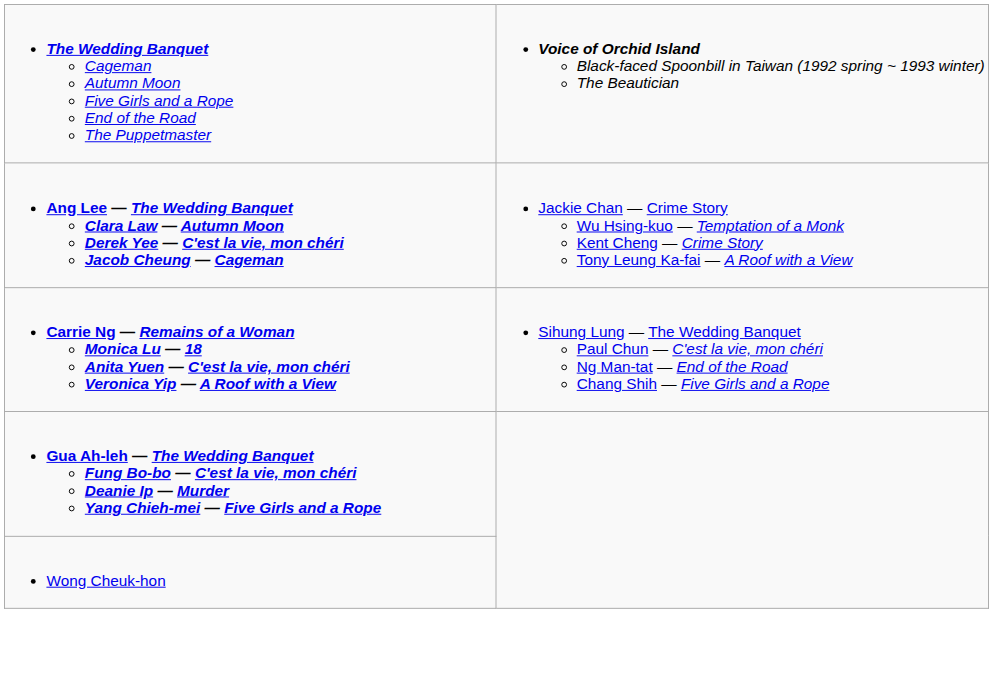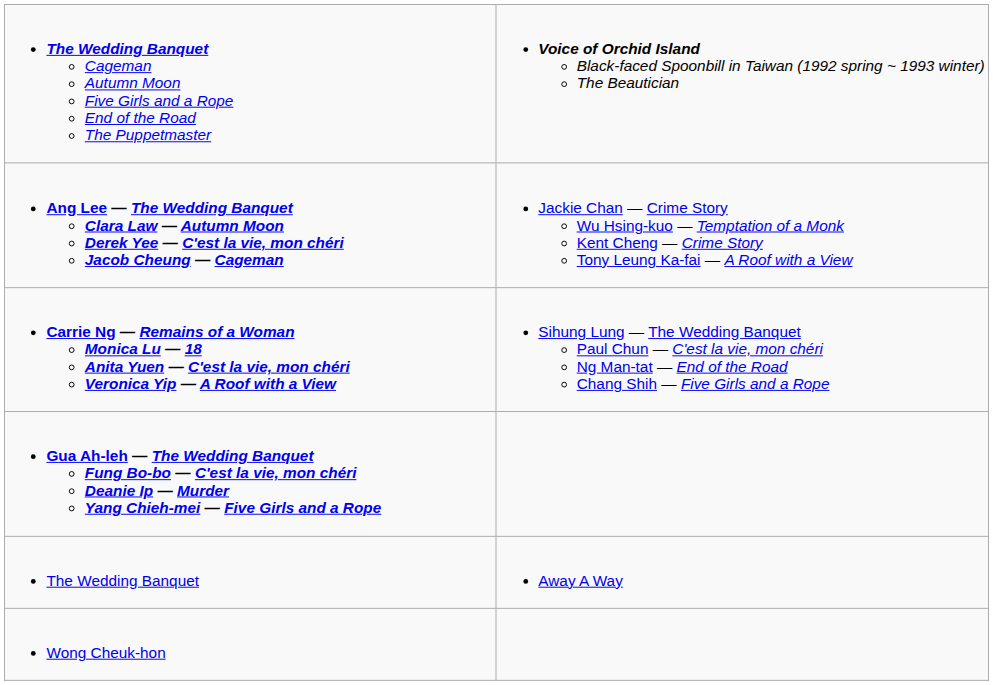+ row: (250, 581)
